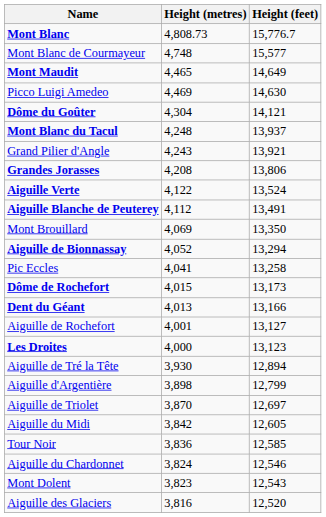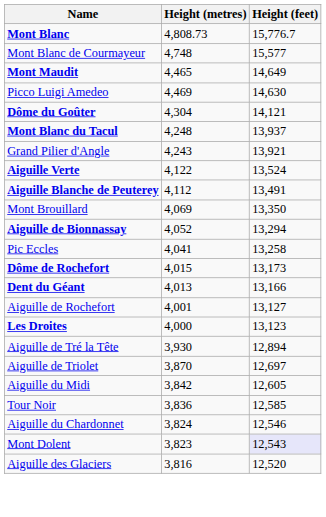- row: (53, 170)
- row: (59, 385)
(269, 483) no background -> (269, 444) lavender background
